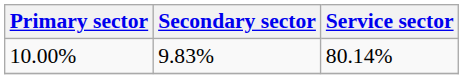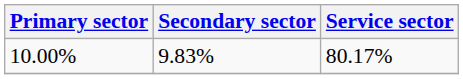(359, 55) 80.14% -> (359, 55) 80.17%
